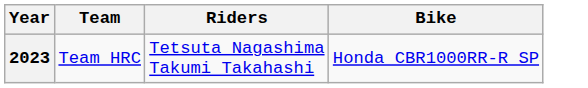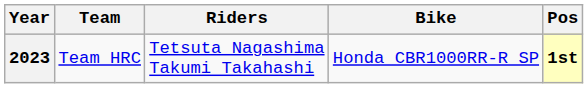+ column: (563, 19)
